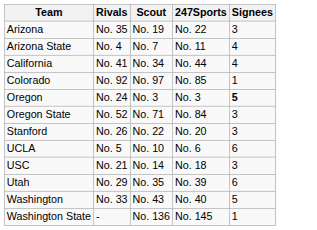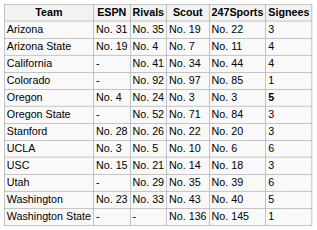+ column: (112, 13)
